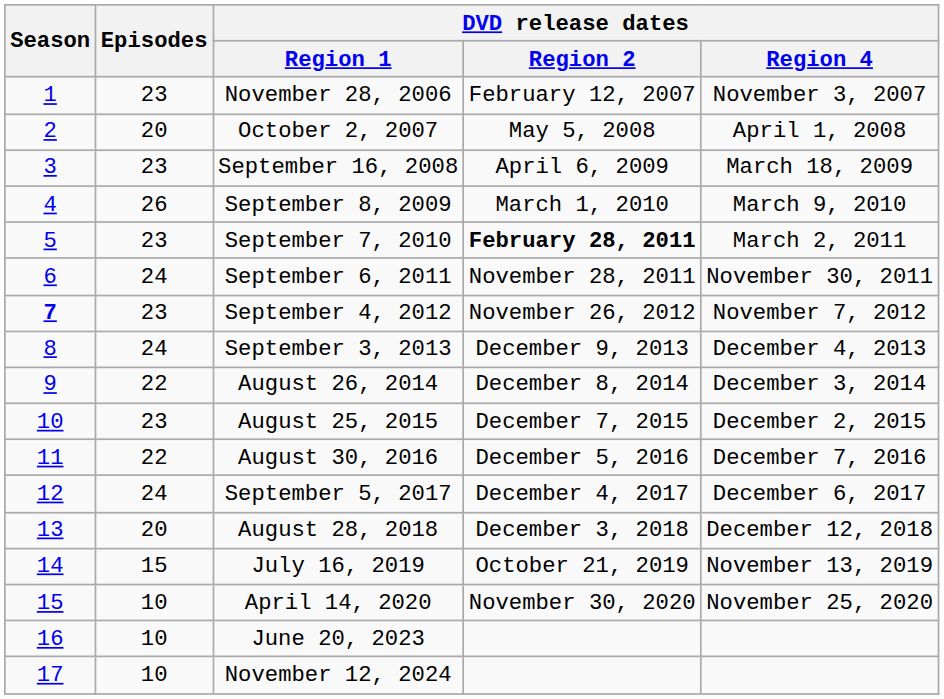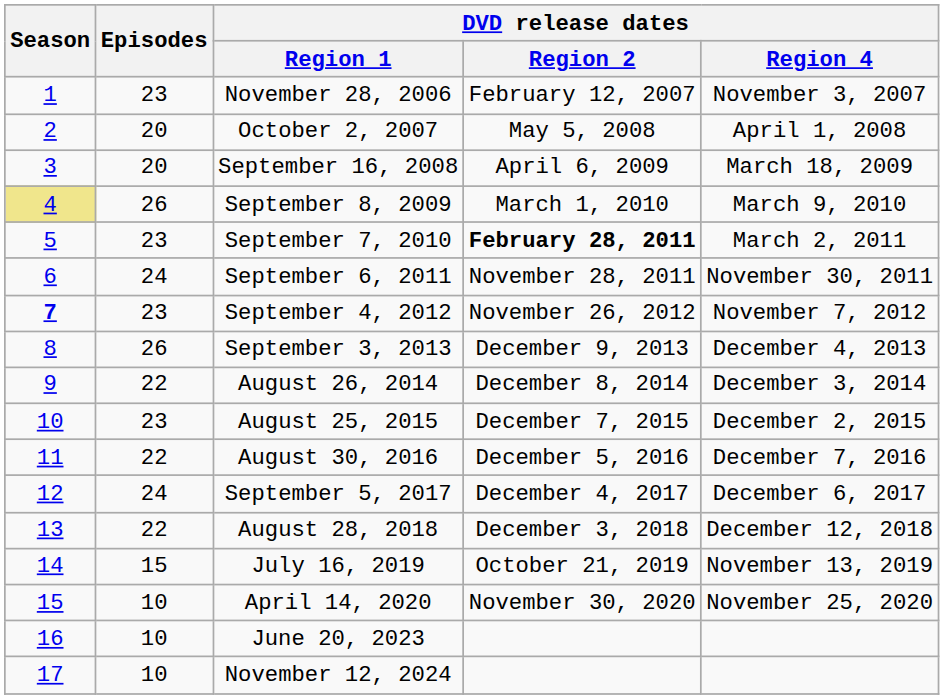(154, 168) 23 -> (154, 168) 20
(50, 204) no background -> (50, 204) khaki background
(154, 349) 24 -> (154, 349) 26
(154, 530) 20 -> (154, 530) 22
